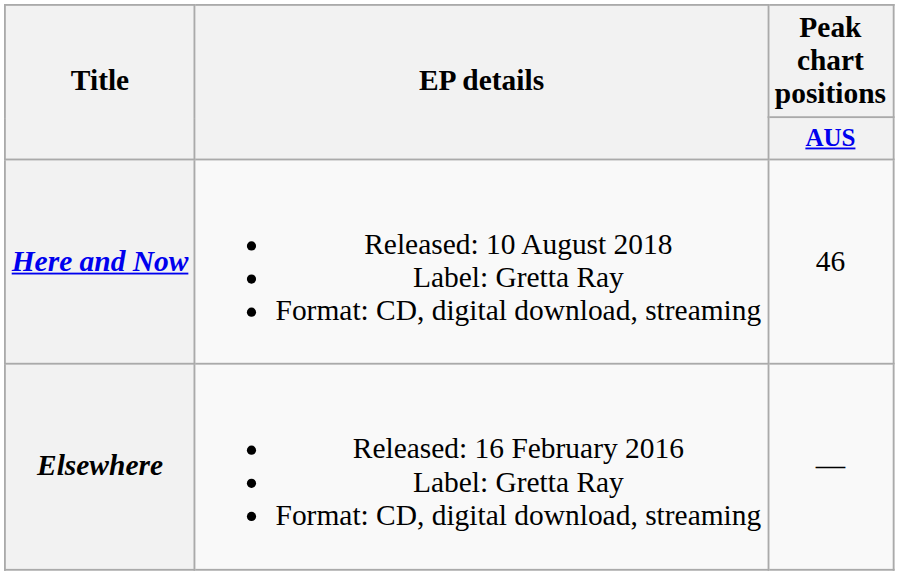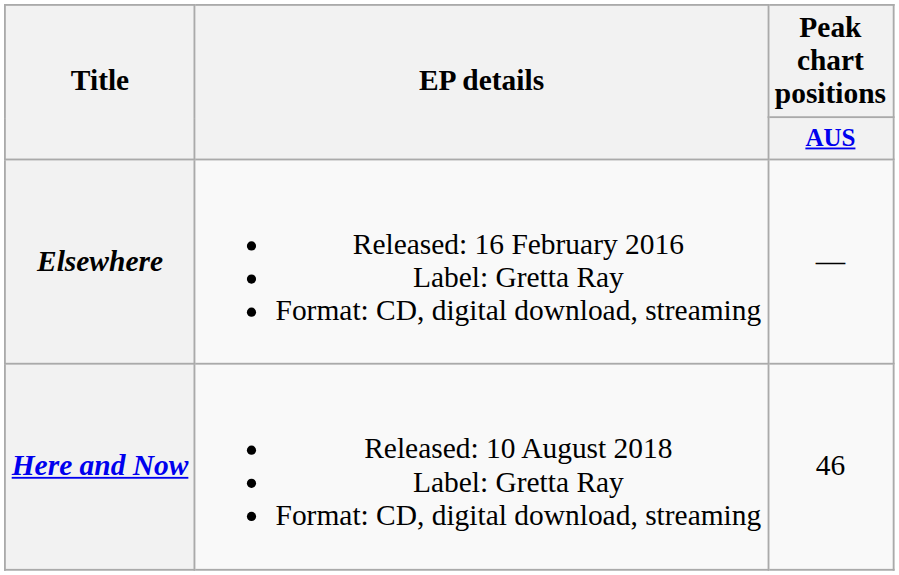rows swapped: (100, 466) <-> (100, 261)
